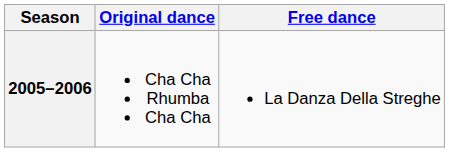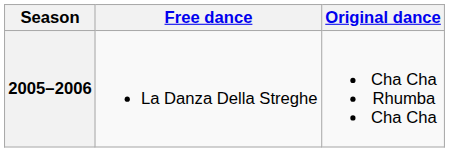columns swapped: (157, 17) <-> (332, 17)
